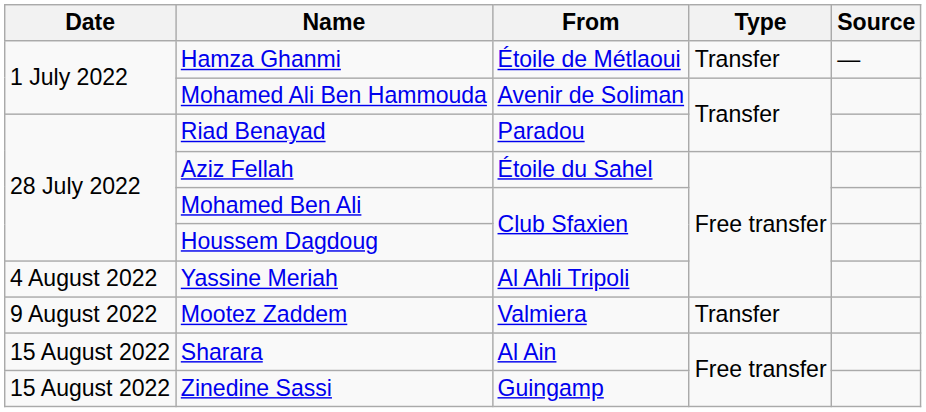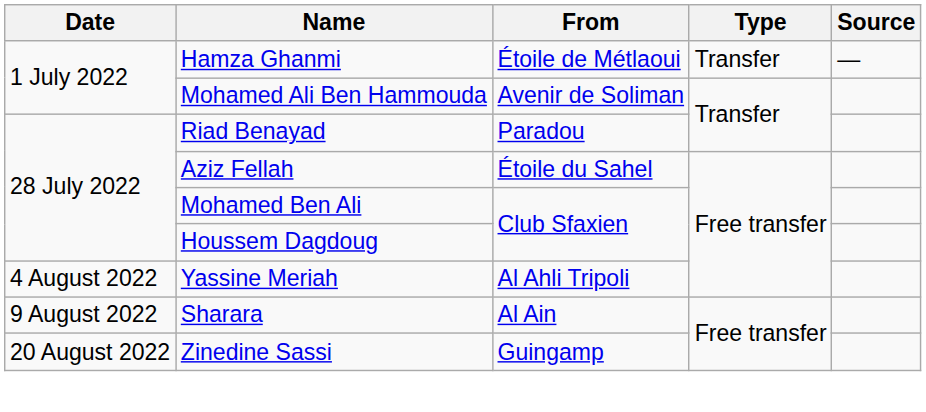- row: (264, 315)
(90, 351) 15 August 2022 -> (84, 315) 9 August 2022
(90, 388) 15 August 2022 -> (90, 351) 20 August 2022
